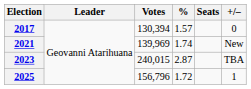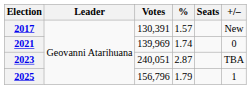(154, 28) 130,394 -> (154, 28) 130,391
(234, 28) 0 -> (234, 28) New
(234, 44) New -> (234, 44) 0
(154, 60) 240,015 -> (154, 60) 240,051
(183, 76) 1.72 -> (183, 76) 1.79
